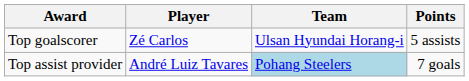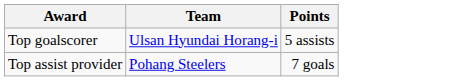- column: (189, 16)
(303, 64) lightblue background -> (177, 64) no background
